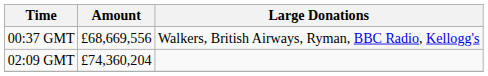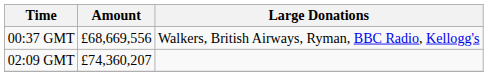(116, 60) £74,360,204 -> (116, 60) £74,360,207
